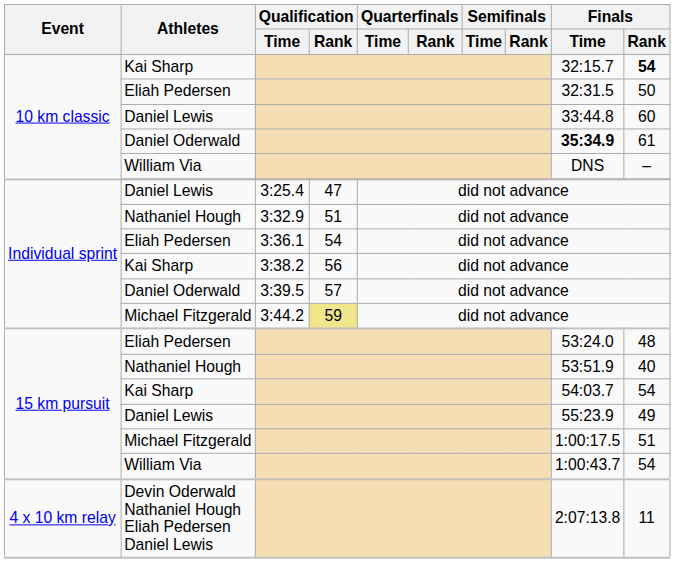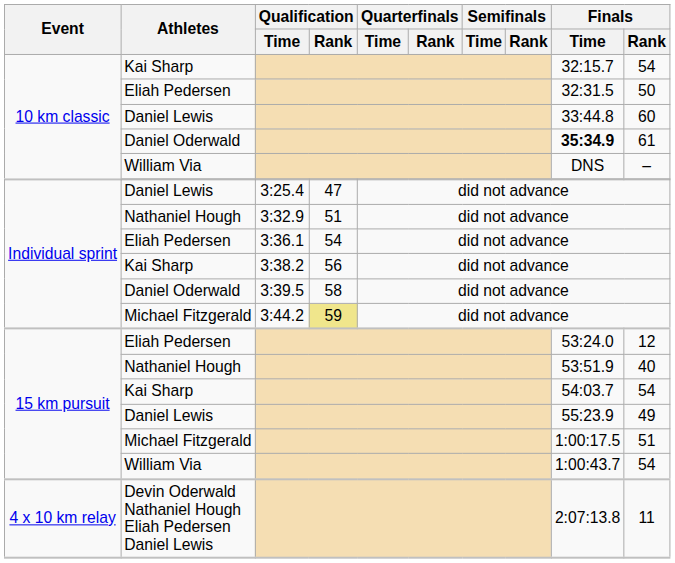(647, 66) bold -> (647, 66) normal
(333, 290) 57 -> (333, 290) 58
(647, 341) 48 -> (647, 341) 12
